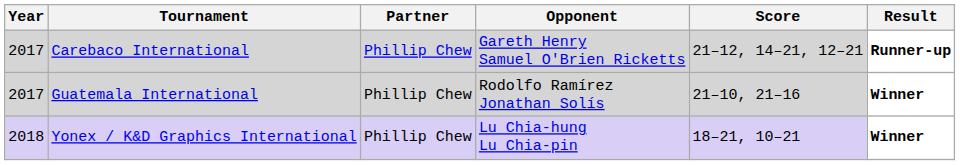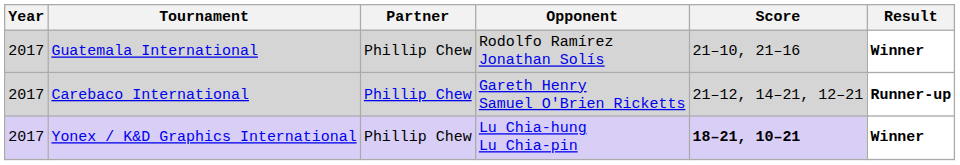rows swapped: (150, 51) <-> (155, 94)
(26, 137) 2018 -> (26, 137) 2017
(746, 137) normal -> (746, 137) bold
